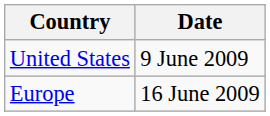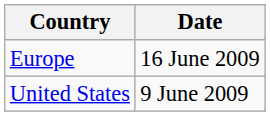rows swapped: (70, 57) <-> (42, 93)
